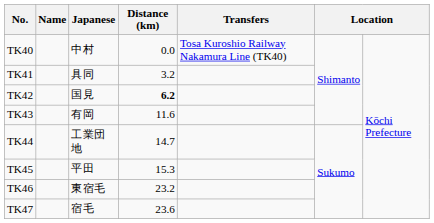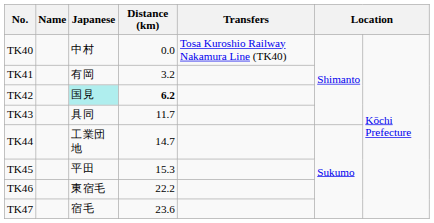(83, 74) 具同 -> (83, 74) 有岡
(83, 94) no background -> (83, 94) paleturquoise background
(83, 114) 有岡 -> (83, 114) 具同
(165, 114) 11.6 -> (165, 114) 11.7
(165, 189) 23.2 -> (165, 189) 22.2
